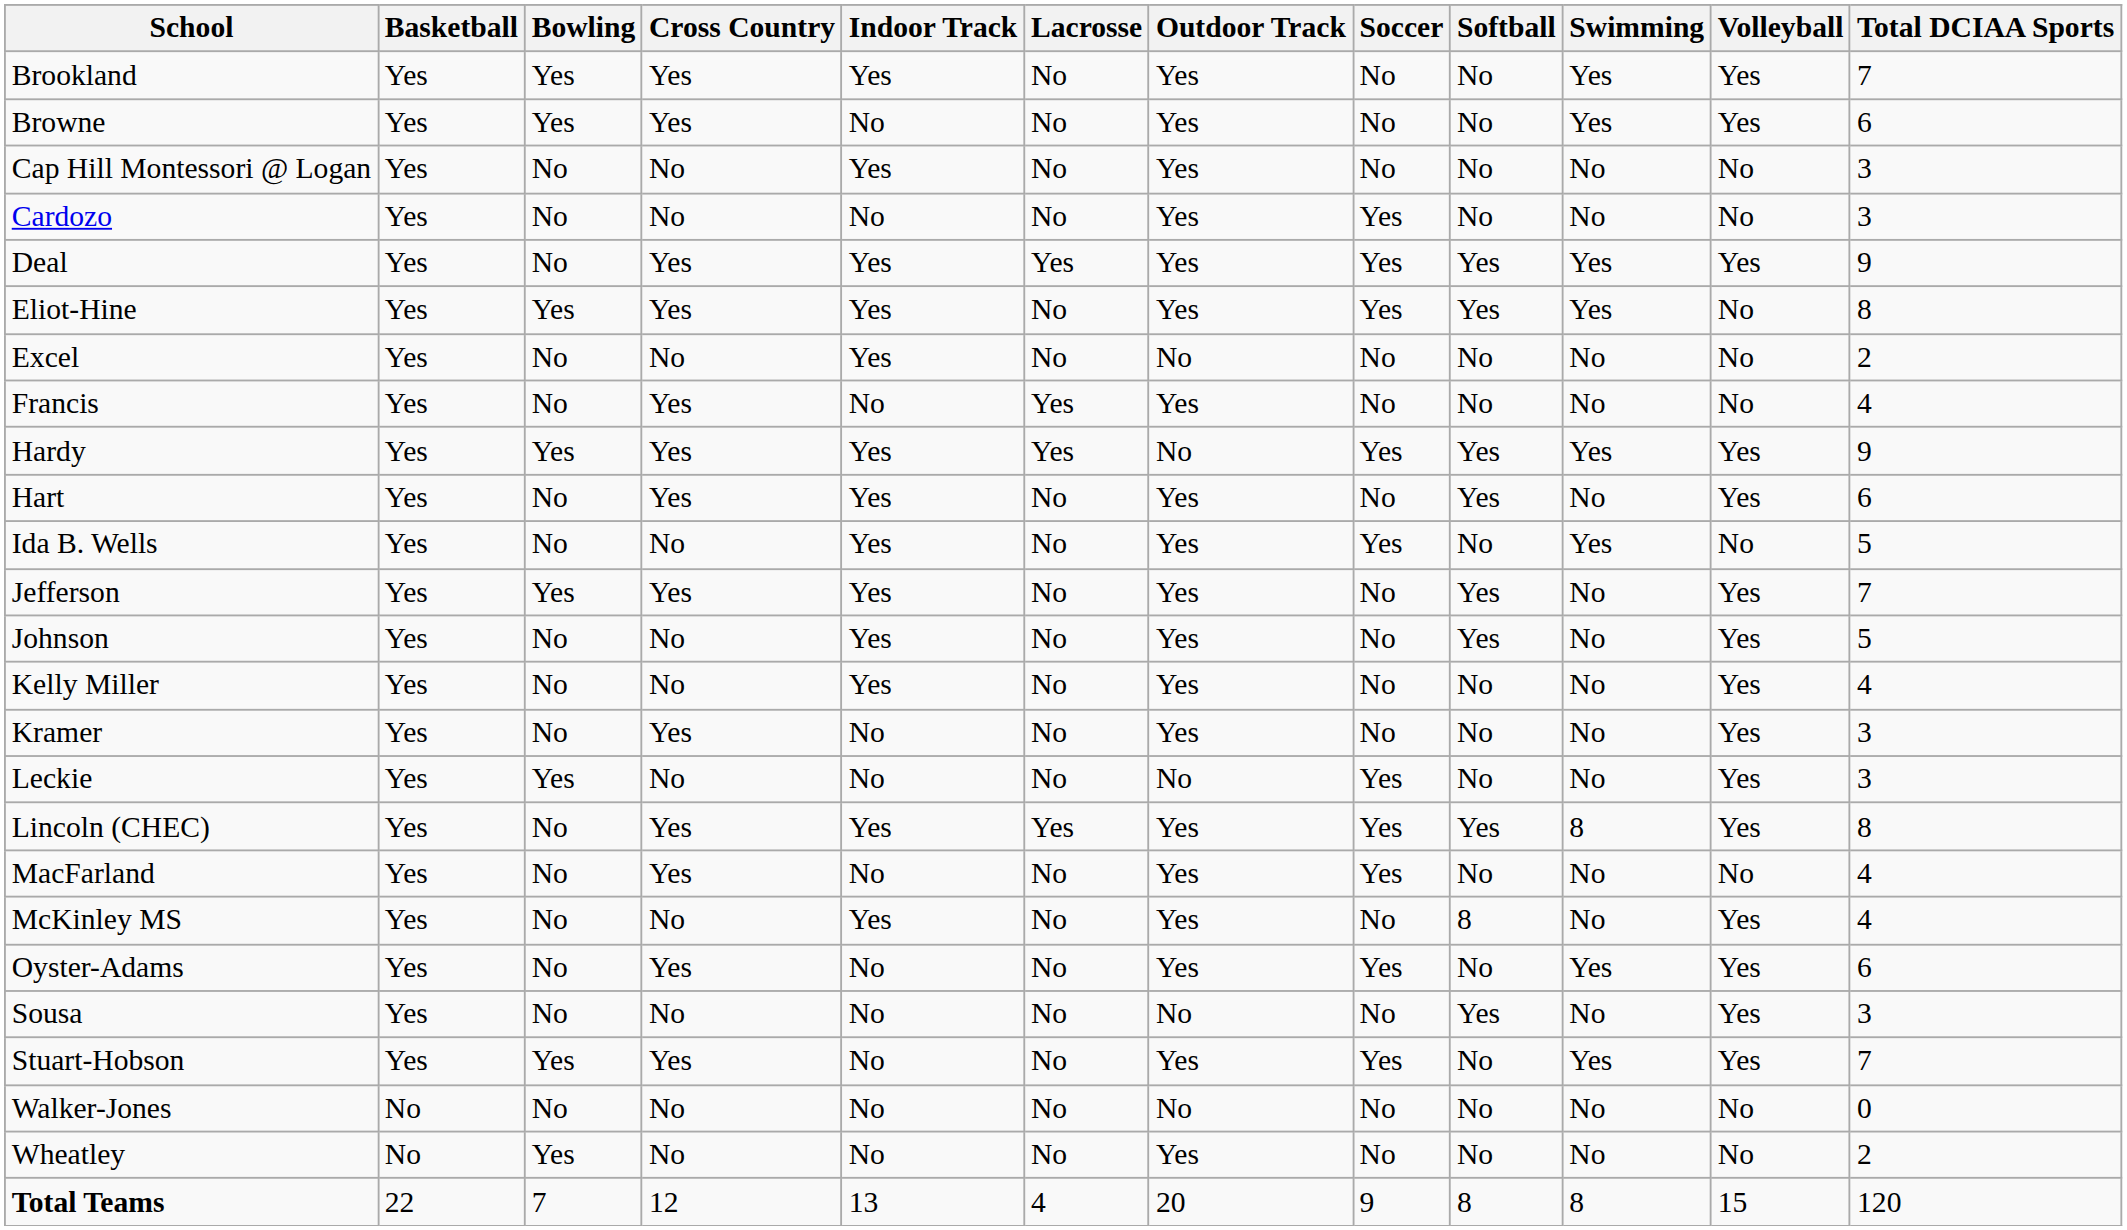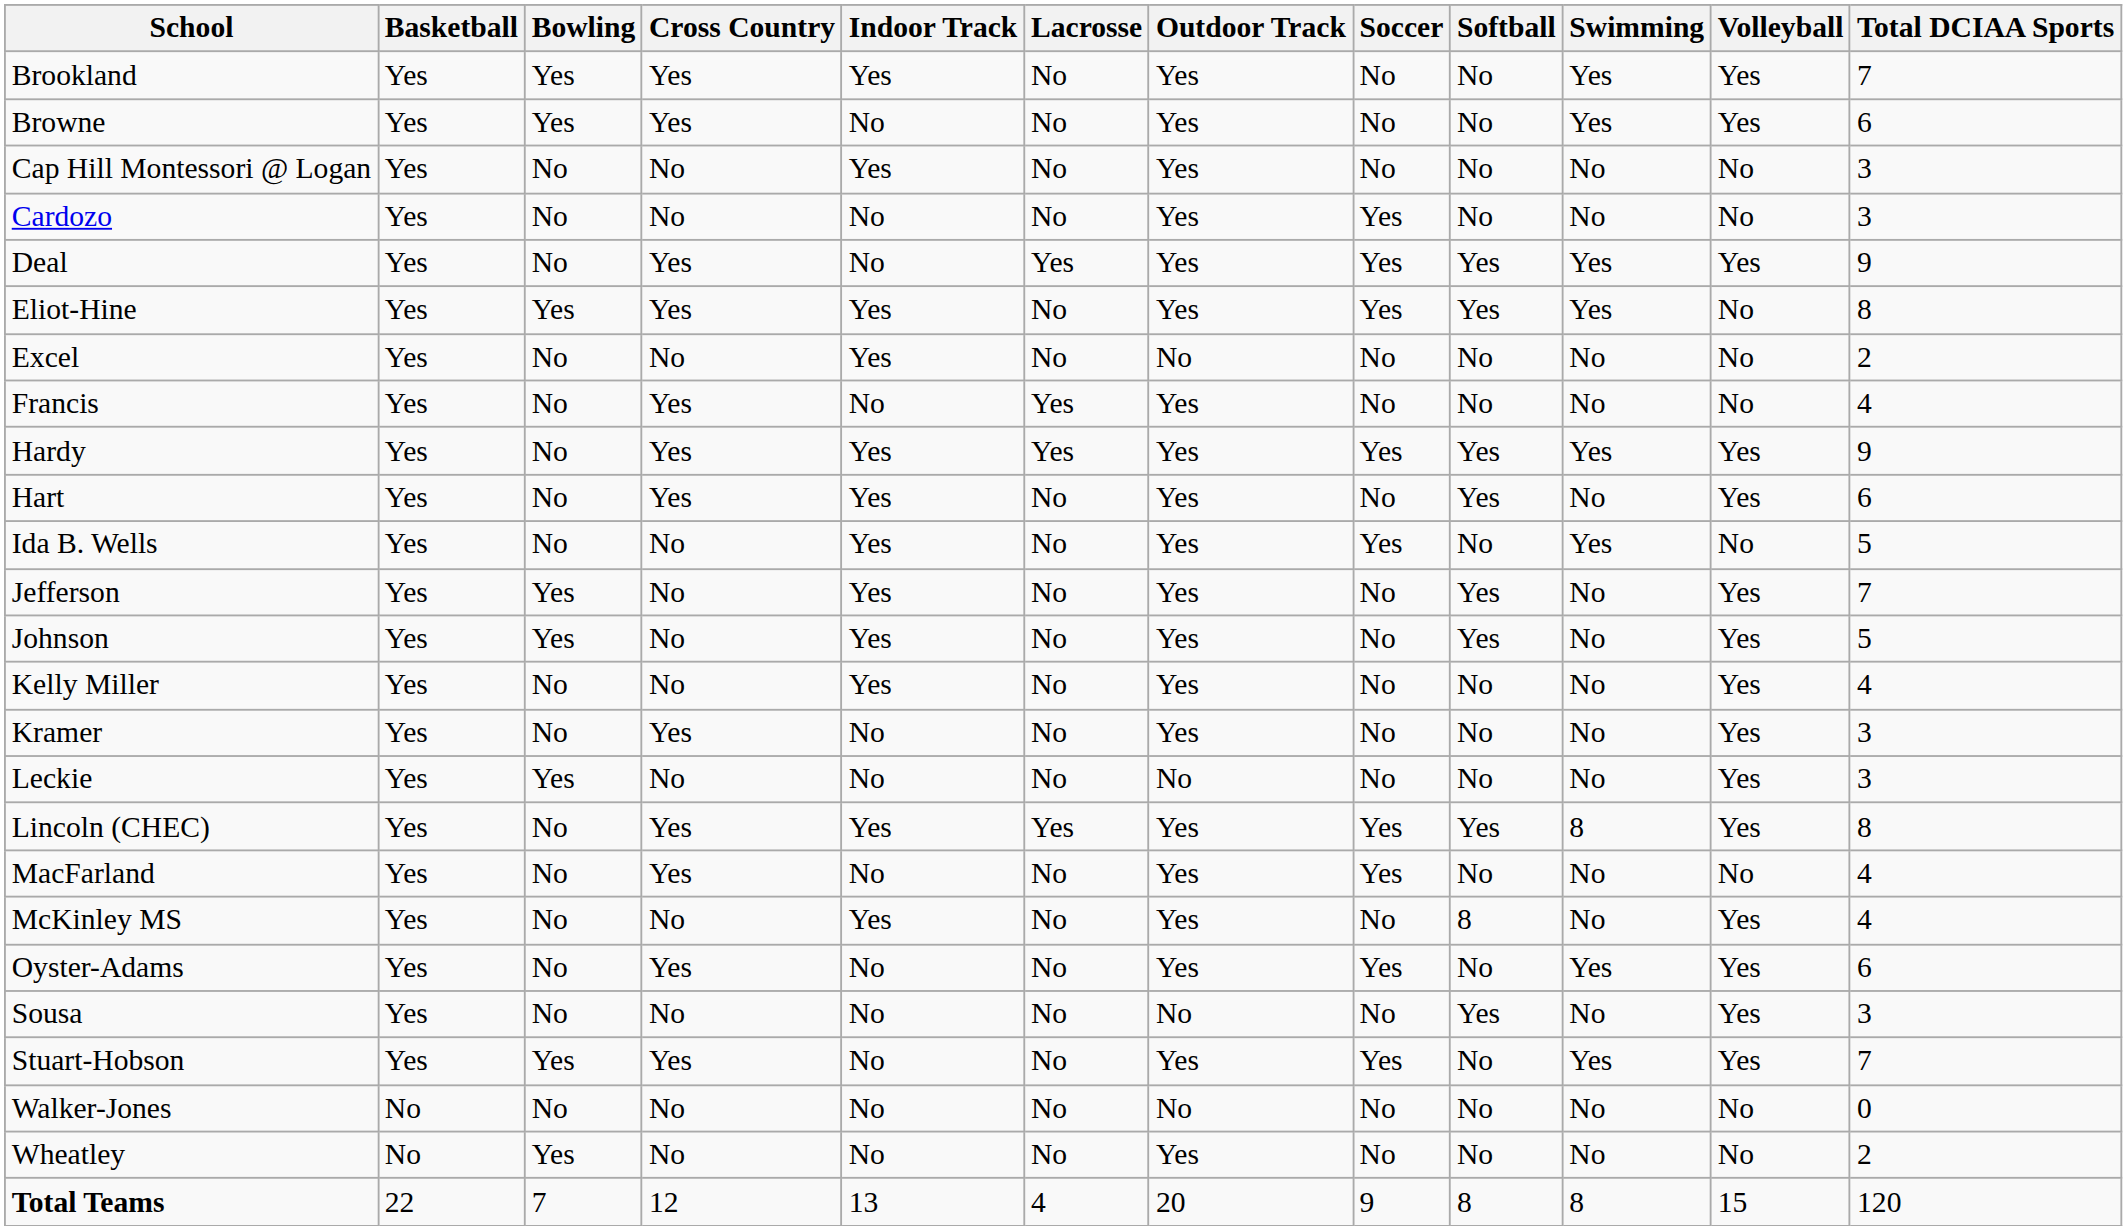(870, 262) Yes -> (867, 262) No
(553, 450) Yes -> (550, 450) No
(1174, 450) No -> (1177, 450) Yes
(670, 591) Yes -> (667, 591) No
(550, 638) No -> (553, 638) Yes
(1381, 779) Yes -> (1378, 779) No
